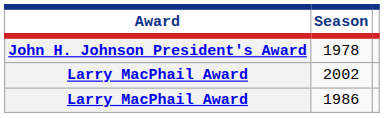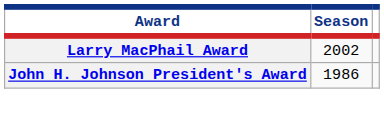- row: (341, 51)
(157, 100) Larry MacPhail Award -> (157, 75) John H. Johnson President's Award
